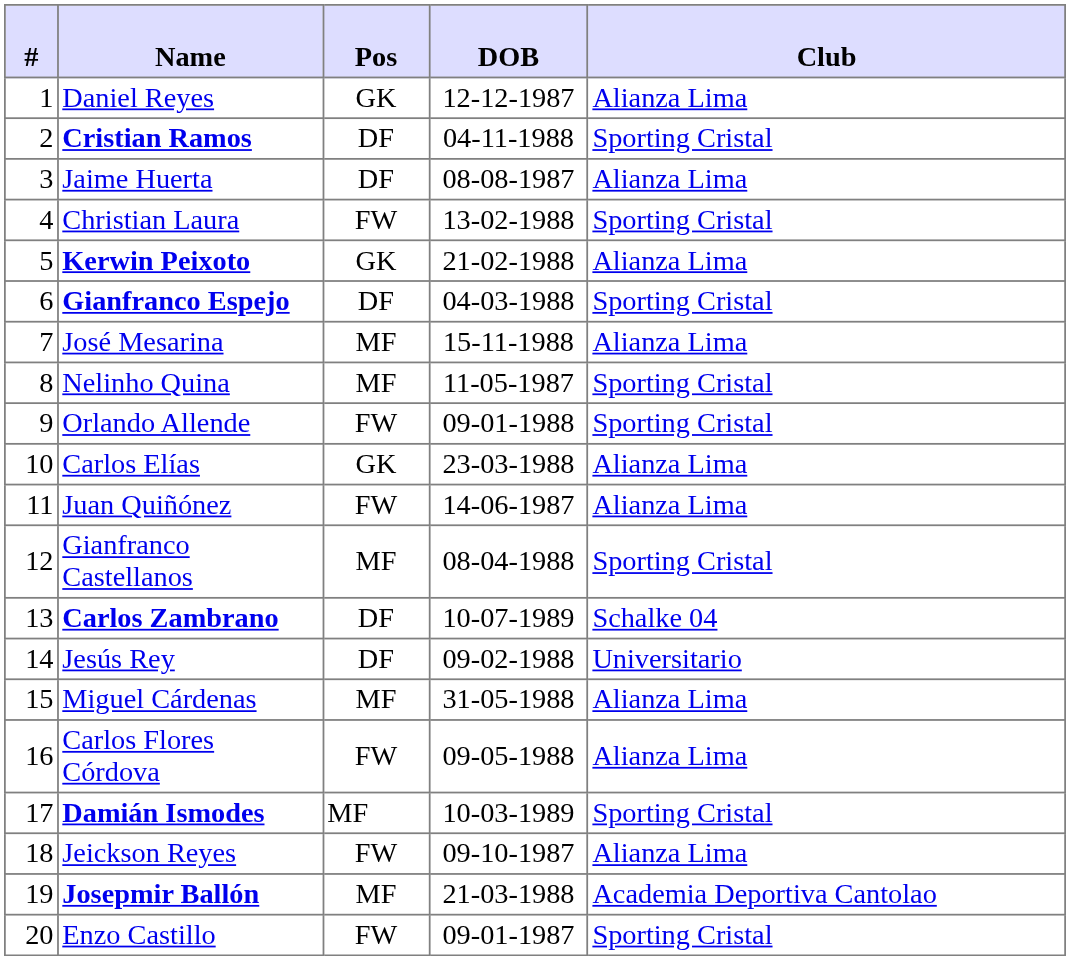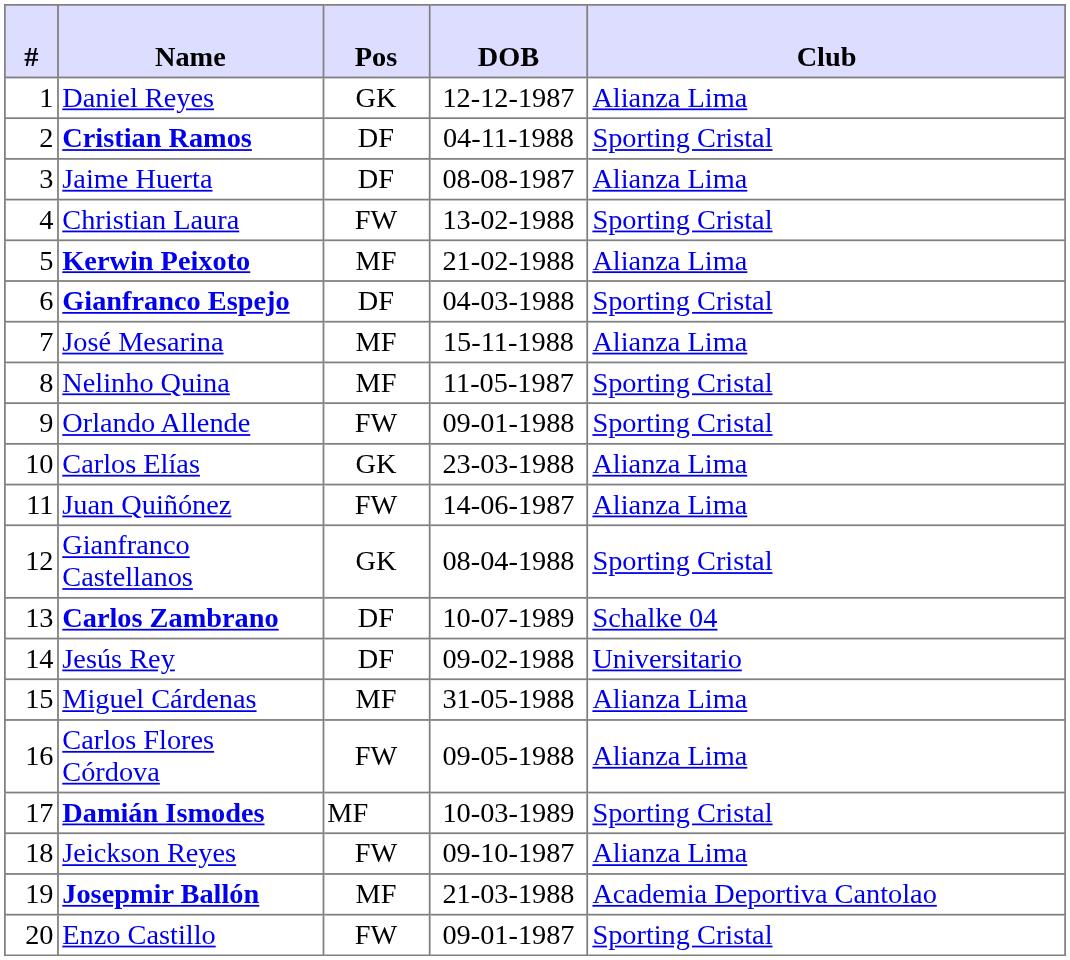(376, 260) GK -> (376, 260) MF
(376, 561) MF -> (376, 561) GK
